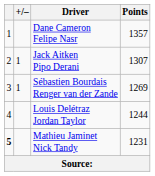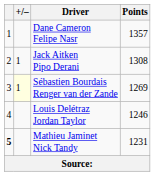(138, 61) 1307 -> (138, 61) 1308
(18, 88) no background -> (18, 88) lightyellow background
(138, 115) 1244 -> (138, 115) 1246
